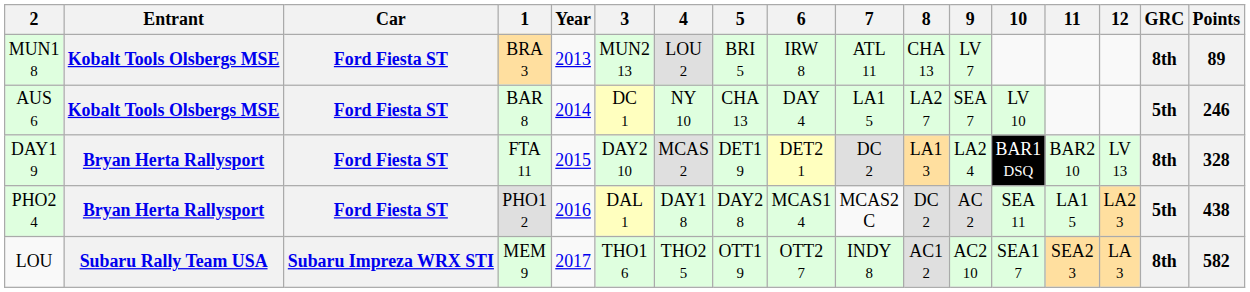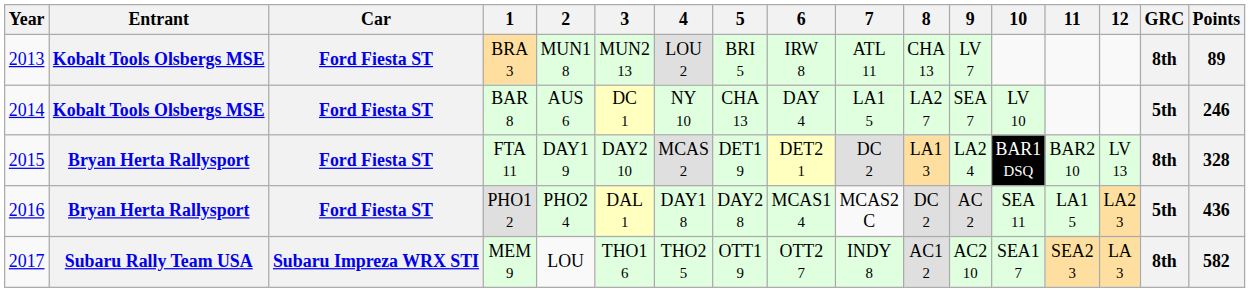columns swapped: (573, 19) <-> (34, 19)
(1216, 211) 438 -> (1216, 211) 436
